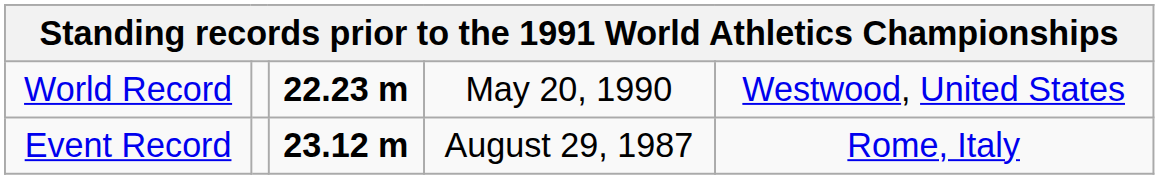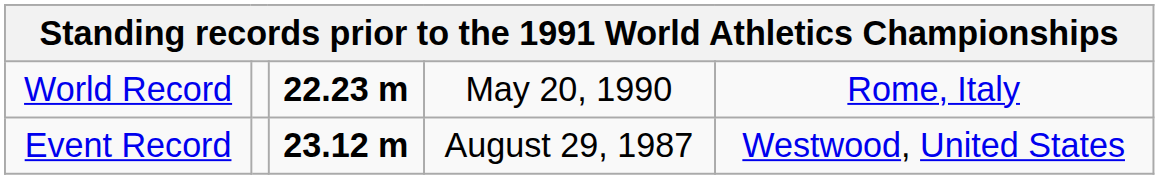(934, 88) Westwood, United States -> (934, 88) Rome, Italy
(934, 144) Rome, Italy -> (934, 144) Westwood, United States
